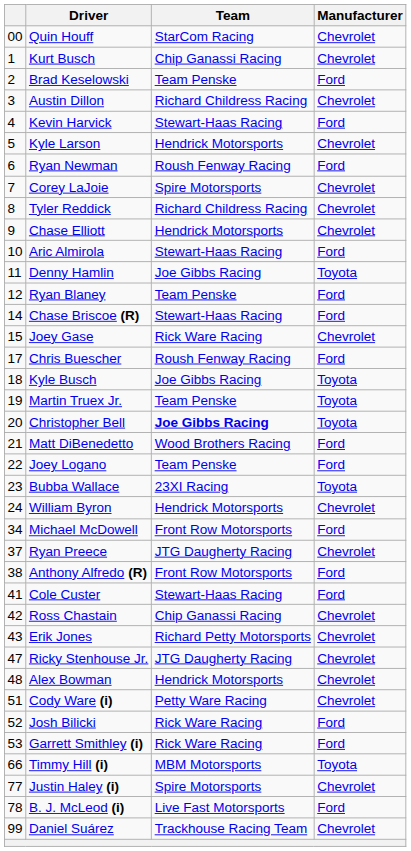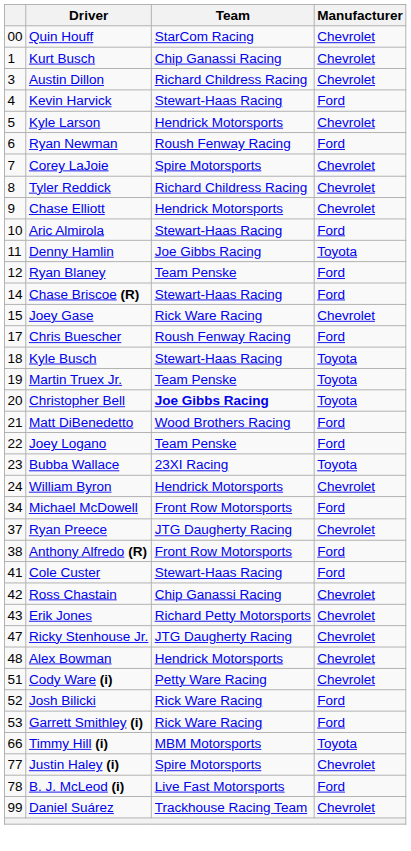- row: (79, 80)
(208, 379) Joe Gibbs Racing -> (219, 358) Stewart-Haas Racing
